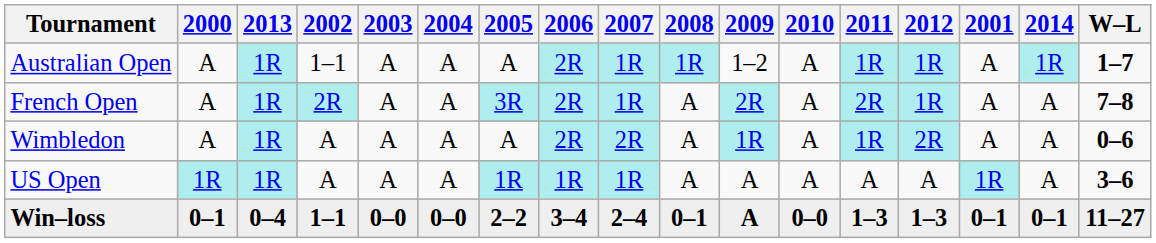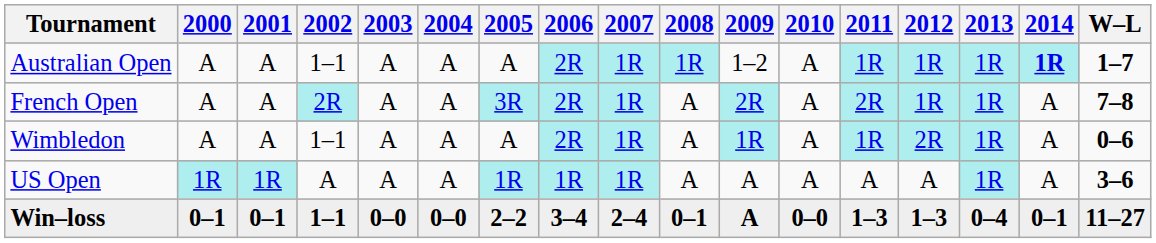columns swapped: (989, 23) <-> (268, 23)
(1049, 62) normal -> (1049, 62) bold
(328, 140) A -> (328, 140) 1–1
(629, 140) 2R -> (629, 140) 1R
